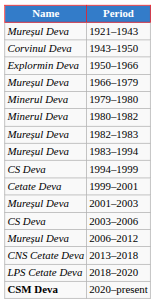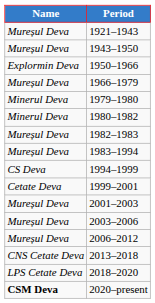(40, 48) Corvinul Deva -> (38, 48) Mureșul Deva
(27, 221) CS Deva -> (38, 221) Mureșul Deva
